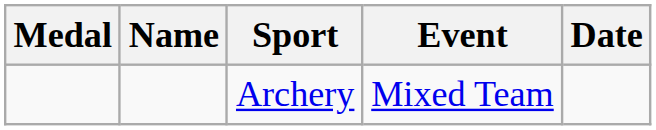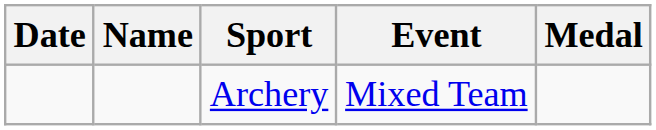columns swapped: (63, 34) <-> (607, 34)
